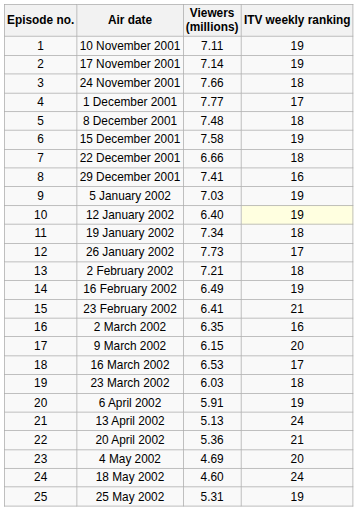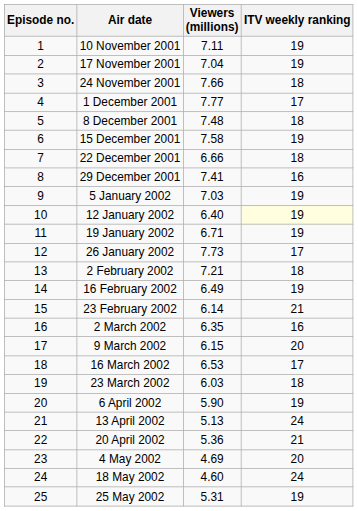(212, 64) 7.14 -> (212, 64) 7.04
(212, 233) 7.34 -> (212, 233) 6.71
(297, 233) 18 -> (297, 233) 19
(212, 308) 6.41 -> (212, 308) 6.14
(212, 402) 5.91 -> (212, 402) 5.90
